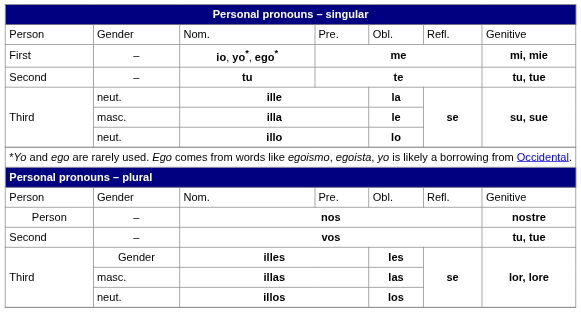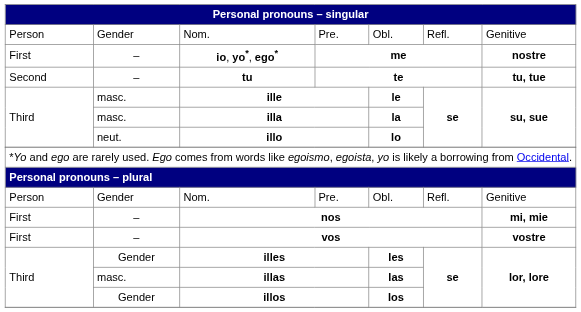(529, 56) mi, mie -> (529, 56) nostre
(109, 97) neut. -> (112, 97) masc.
(396, 97) la -> (396, 97) le
(396, 117) le -> (396, 117) la
(49, 217) Person -> (20, 217) First
(529, 217) nostre -> (529, 217) mi, mie
(28, 237) Second -> (20, 237) First
(529, 237) tu, tue -> (529, 237) vostre
(109, 297) neut. -> (136, 297) Gender
